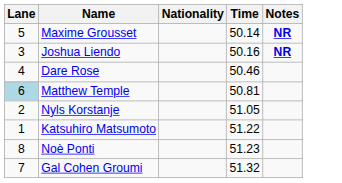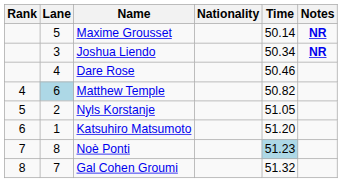+ column: (22, 14)
(245, 52) 50.16 -> (280, 52) 50.34
(245, 91) 50.81 -> (280, 91) 50.82
(245, 129) 51.22 -> (280, 129) 51.20
(245, 149) no background -> (280, 149) lightblue background
